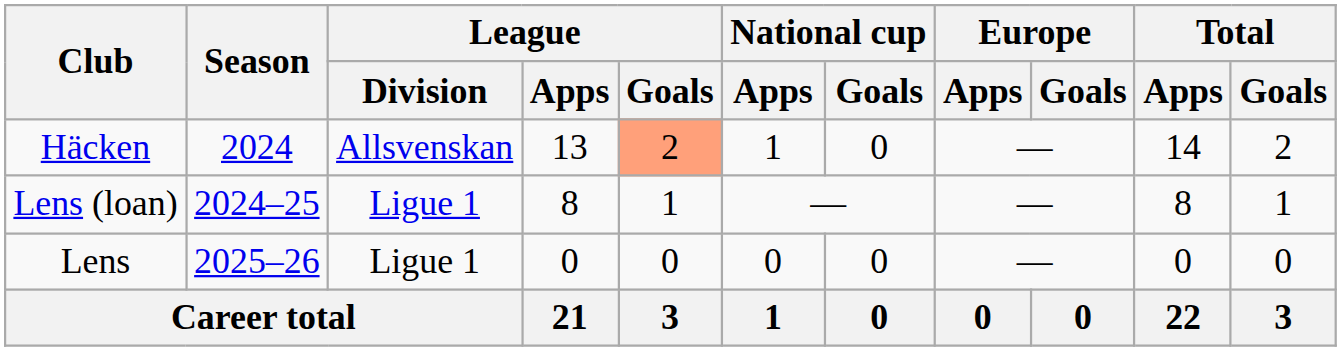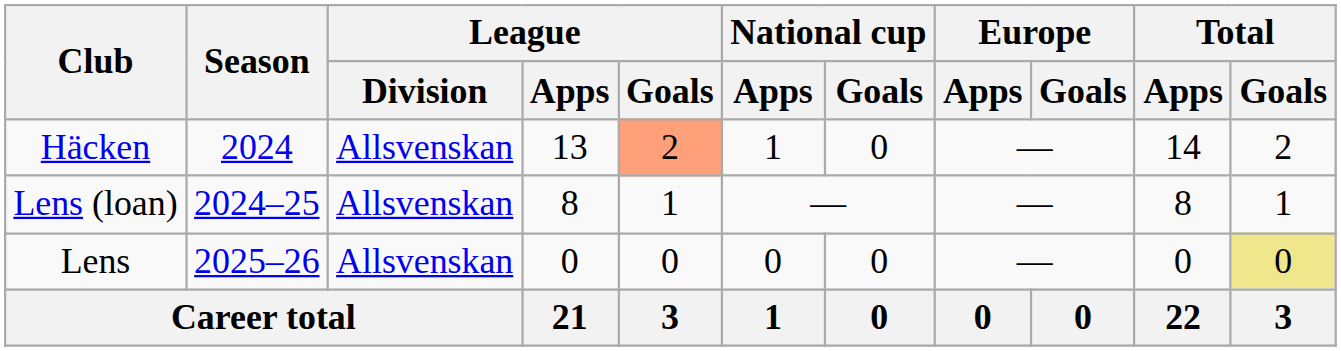(425, 203) Ligue 1 -> (425, 203) Allsvenskan
(425, 260) Ligue 1 -> (425, 260) Allsvenskan
(1283, 260) no background -> (1283, 260) khaki background
